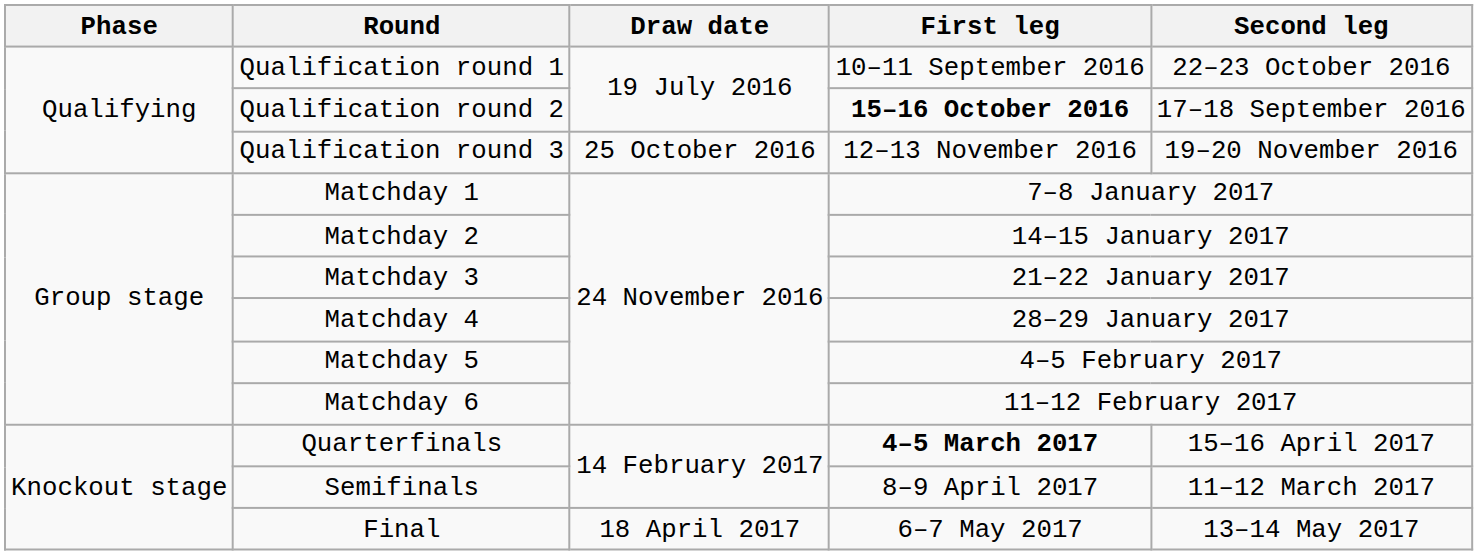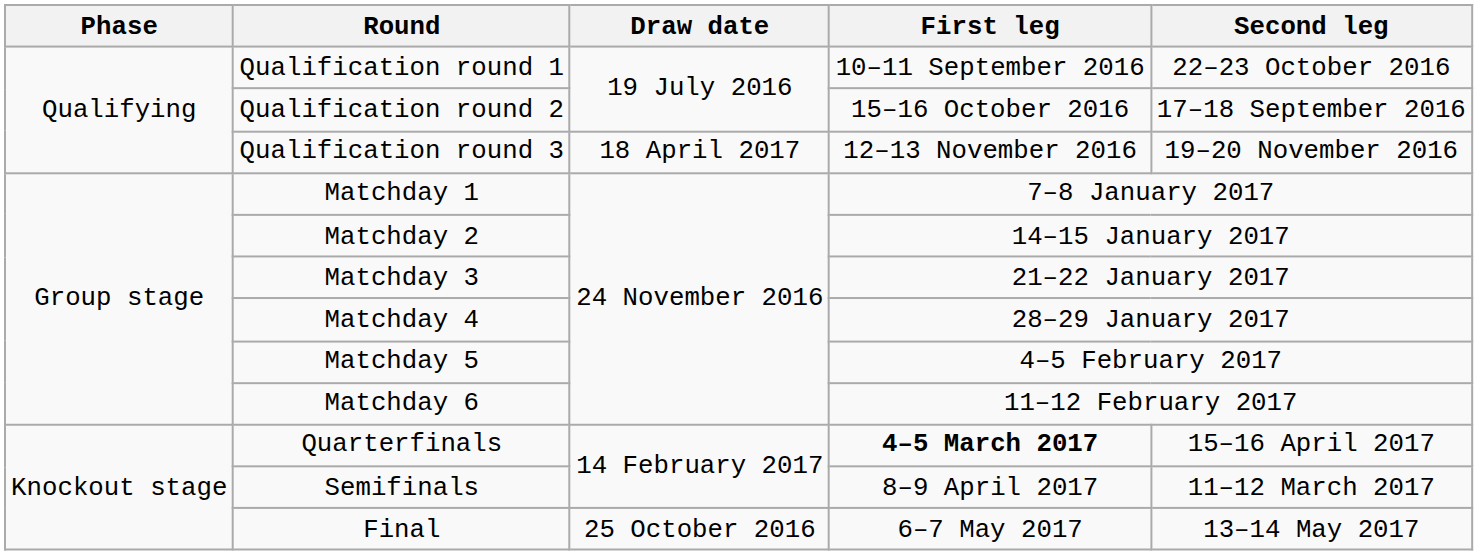(990, 110) bold -> (990, 110) normal
(700, 152) 25 October 2016 -> (700, 152) 18 April 2017
(700, 529) 18 April 2017 -> (700, 529) 25 October 2016
